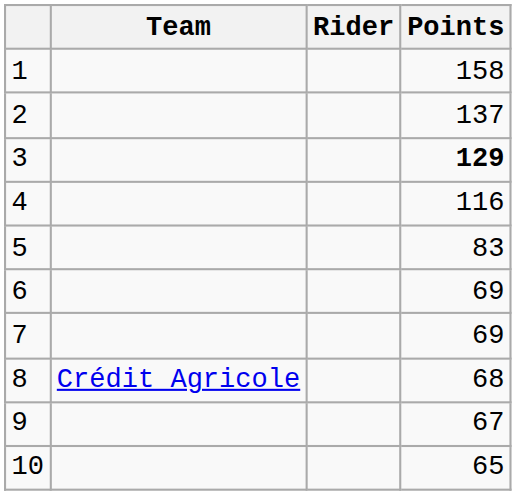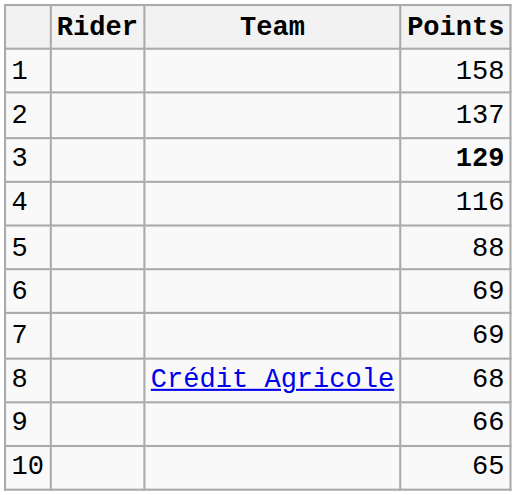columns swapped: (354, 27) <-> (179, 27)
(488, 247) 83 -> (488, 247) 88
(488, 424) 67 -> (488, 424) 66
